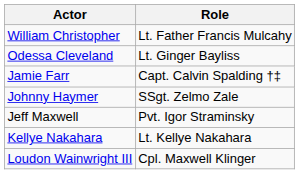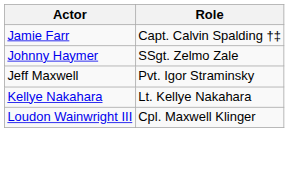- row: (64, 35)
- row: (60, 55)
